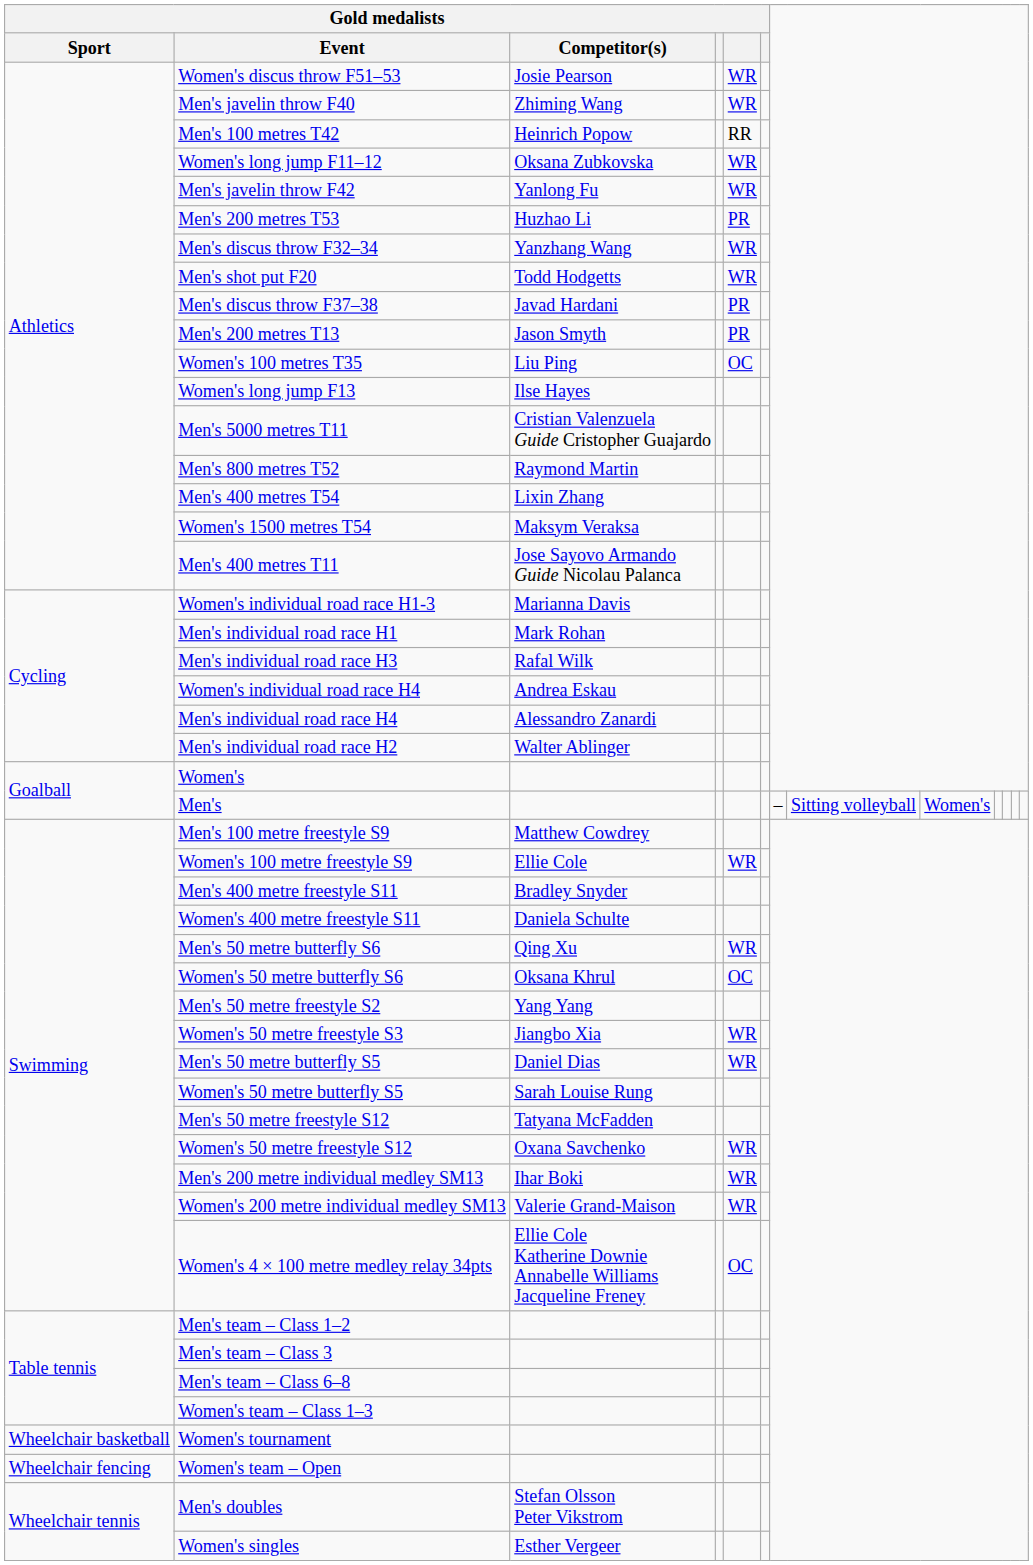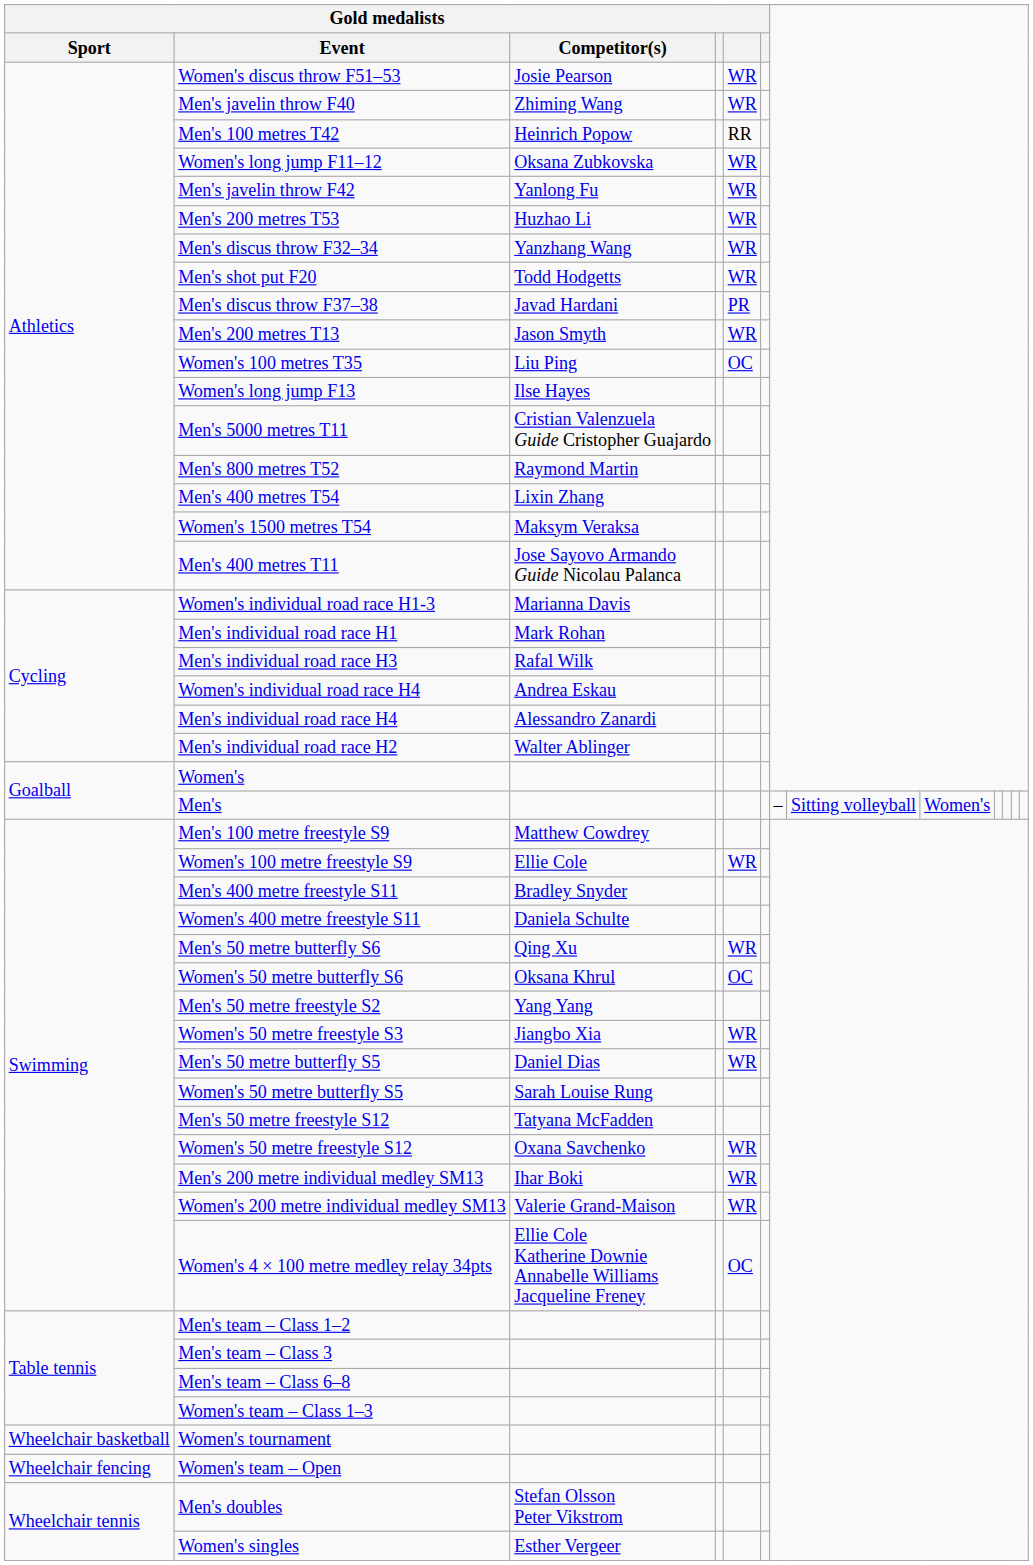(739, 219) PR -> (742, 219) WR
(739, 334) PR -> (742, 334) WR
